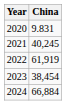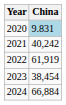(43, 28) no background -> (43, 28) lightblue background
(45, 44) 40,245 -> (45, 44) 40,242
